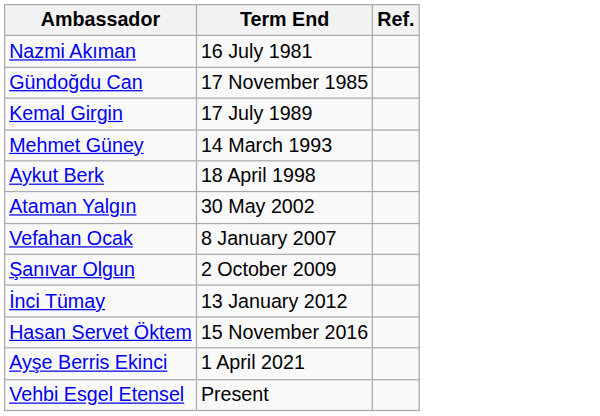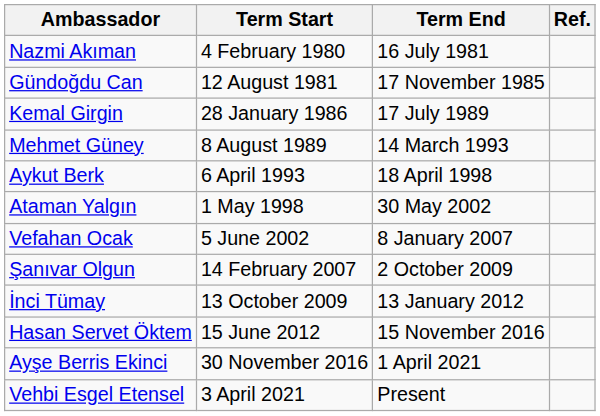+ column: (285, 20)
